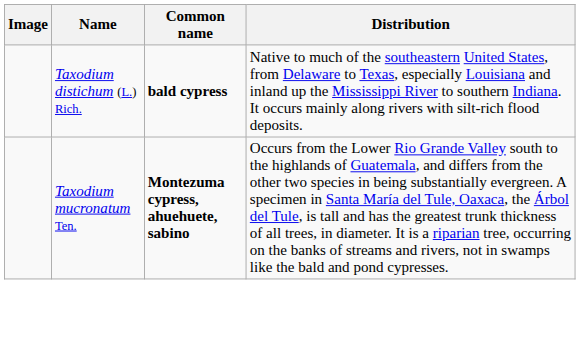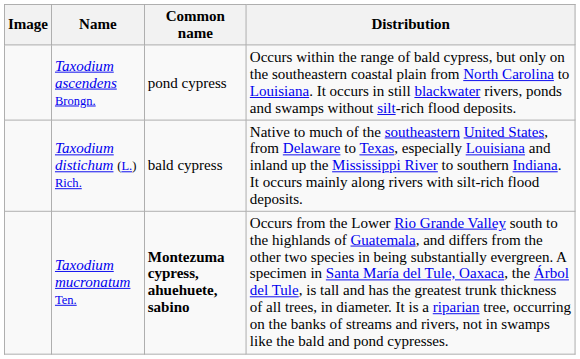+ row: (86, 82)
(187, 91) bold -> (185, 165) normal
